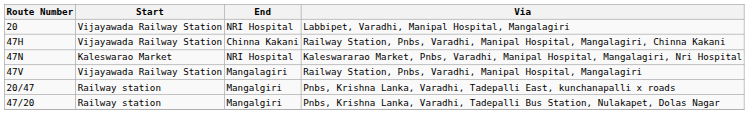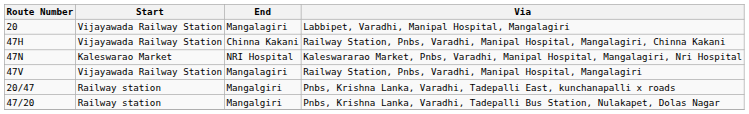(260, 27) NRI Hospital -> (257, 27) Mangalagiri
